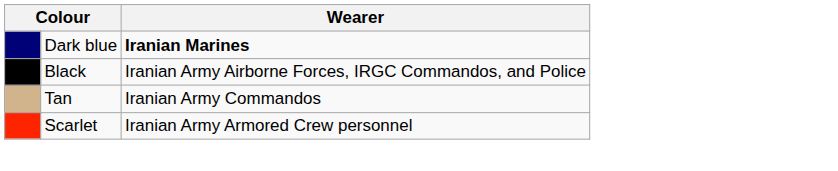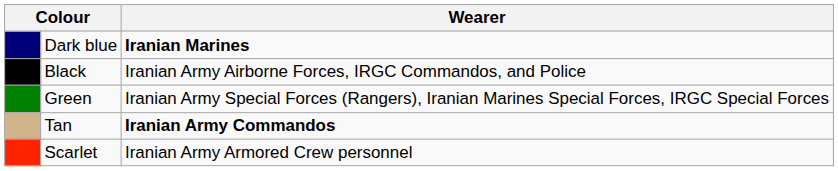+ row: (68, 98)
(223, 98) normal -> (230, 125) bold
